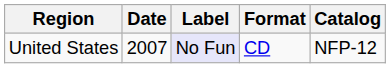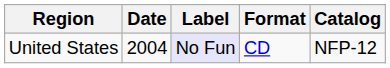(147, 47) 2007 -> (147, 47) 2004
